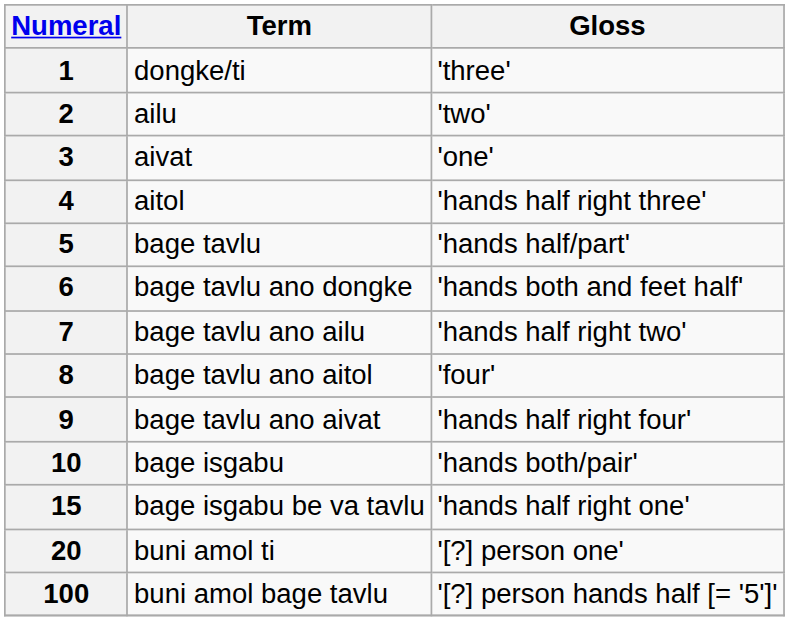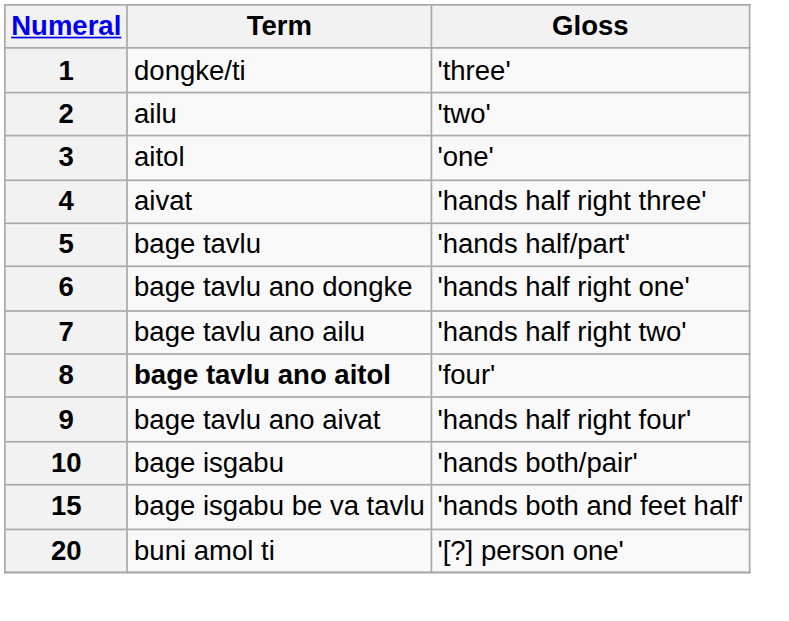(163, 157) aivat -> (159, 157) aitol
(159, 200) aitol -> (163, 200) aivat
(590, 288) 'hands both and feet half' -> (564, 288) 'hands half right one'
(253, 375) normal -> (262, 375) bold
(564, 506) 'hands half right one' -> (590, 506) 'hands both and feet half'
- row: (66, 593)
